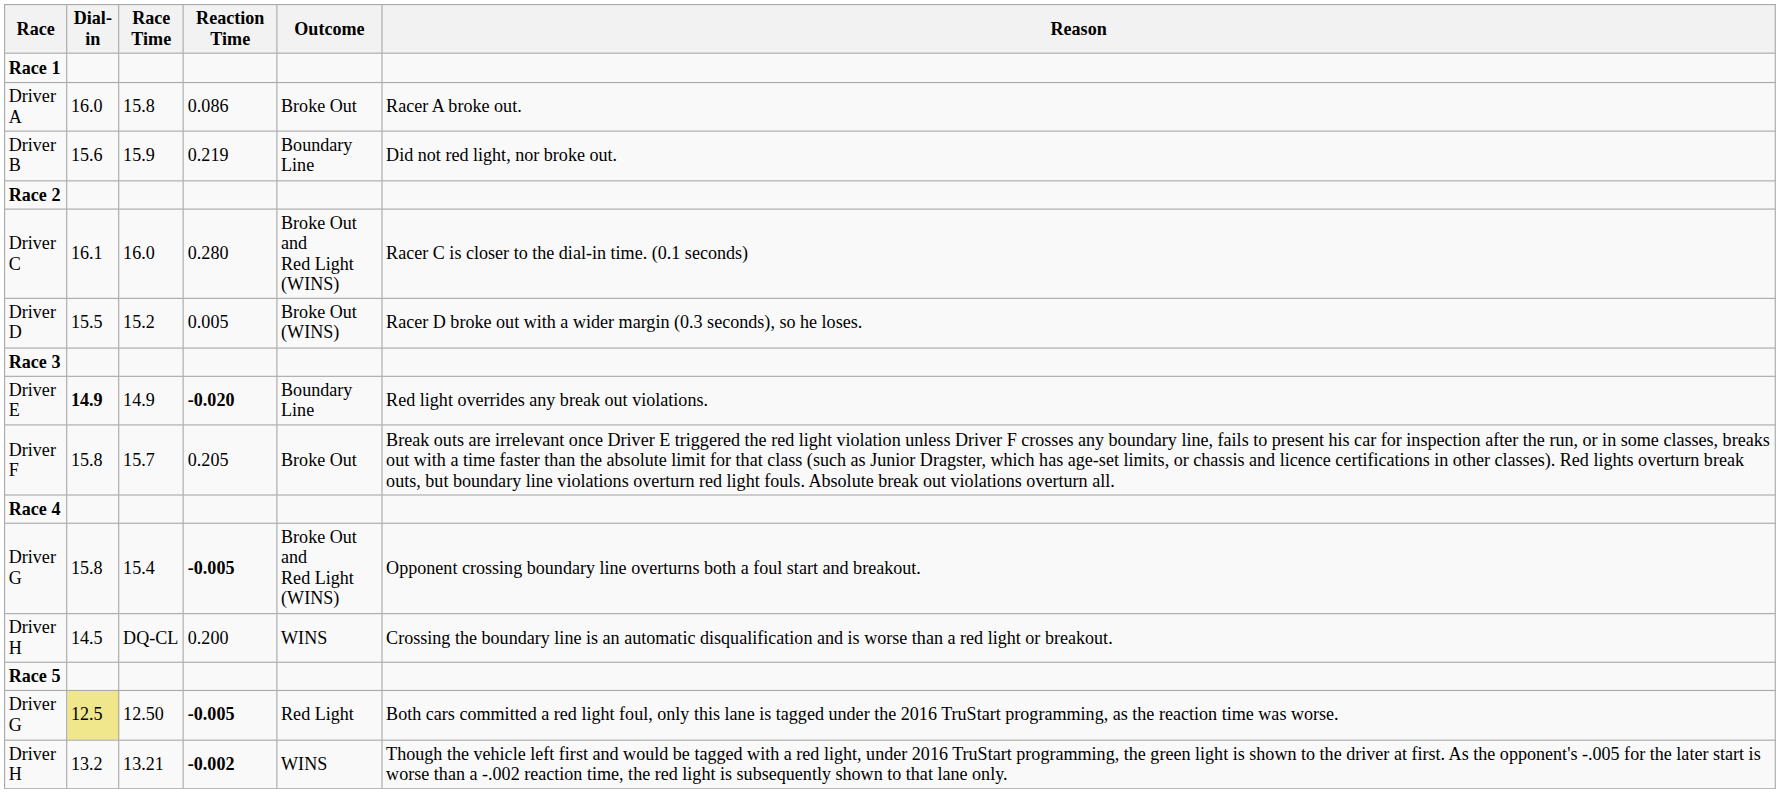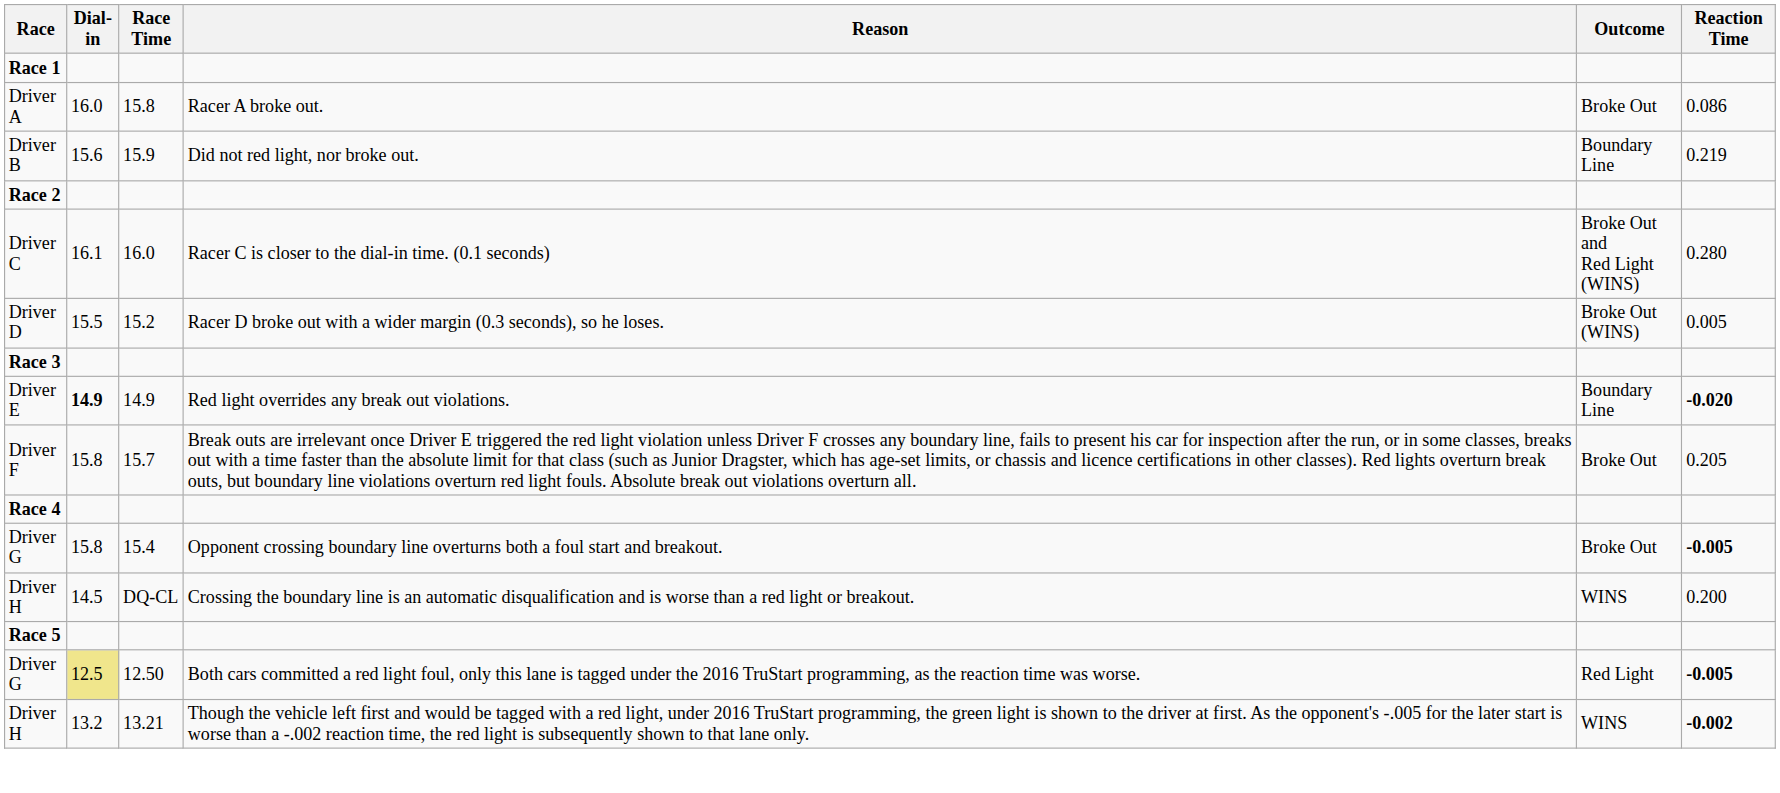columns swapped: (230, 29) <-> (1079, 29)
(319, 568) Broke Out and Red Light (WINS) -> (1619, 547) Broke Out
